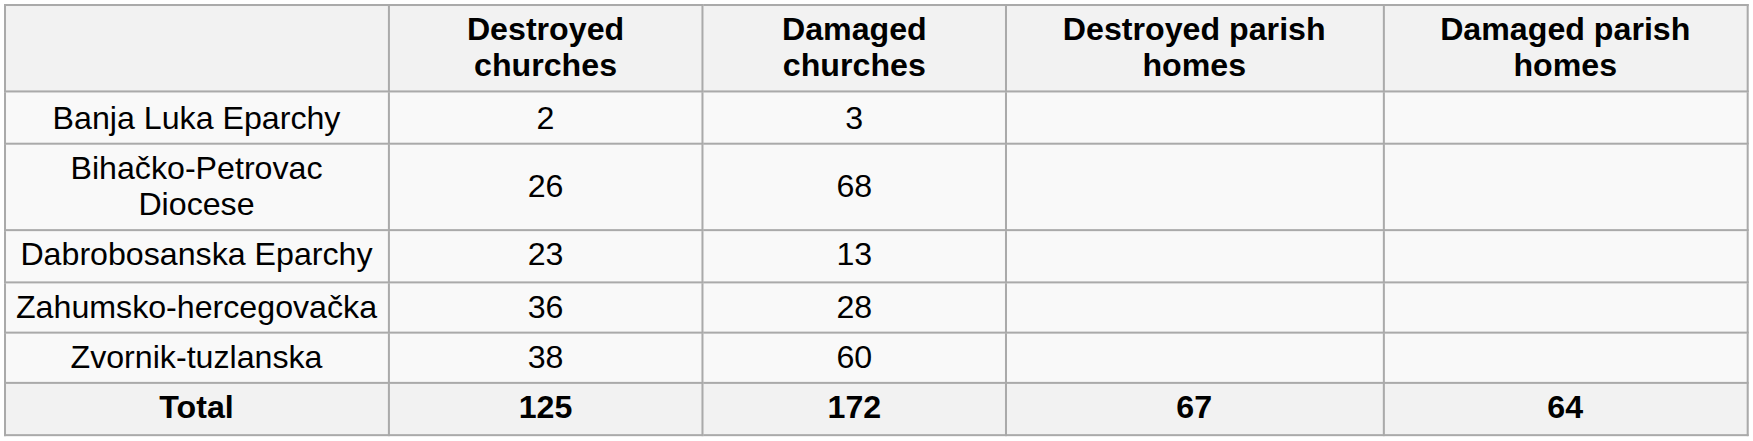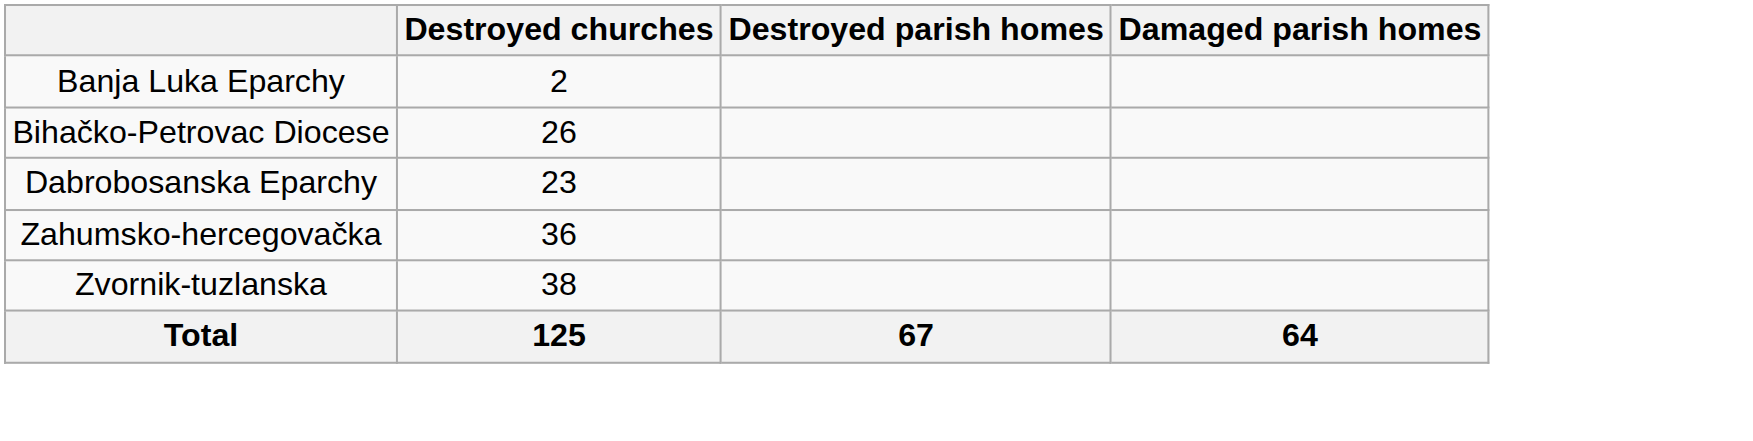- column: (854, 48)
